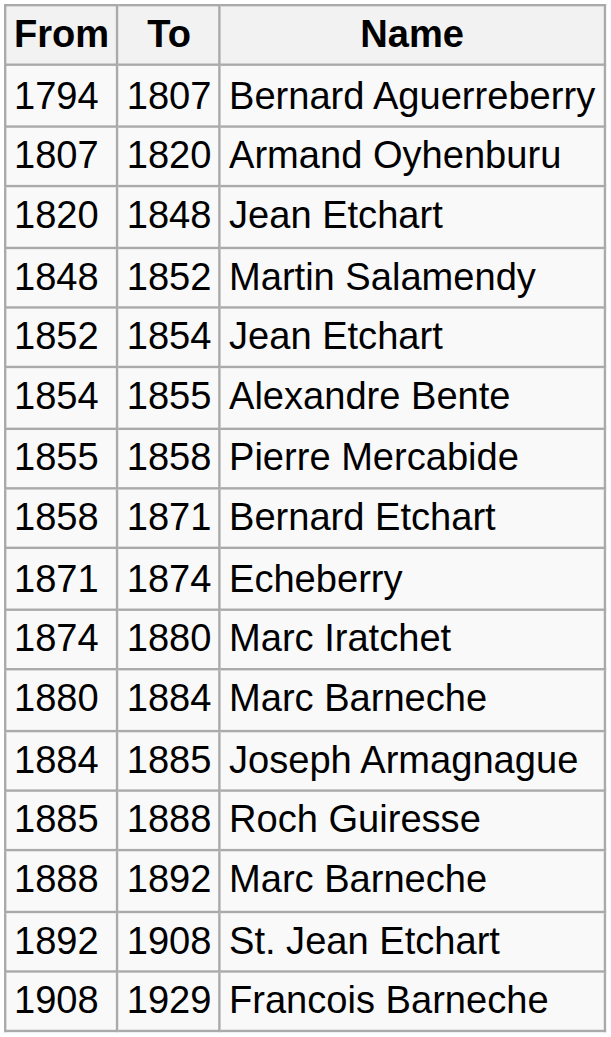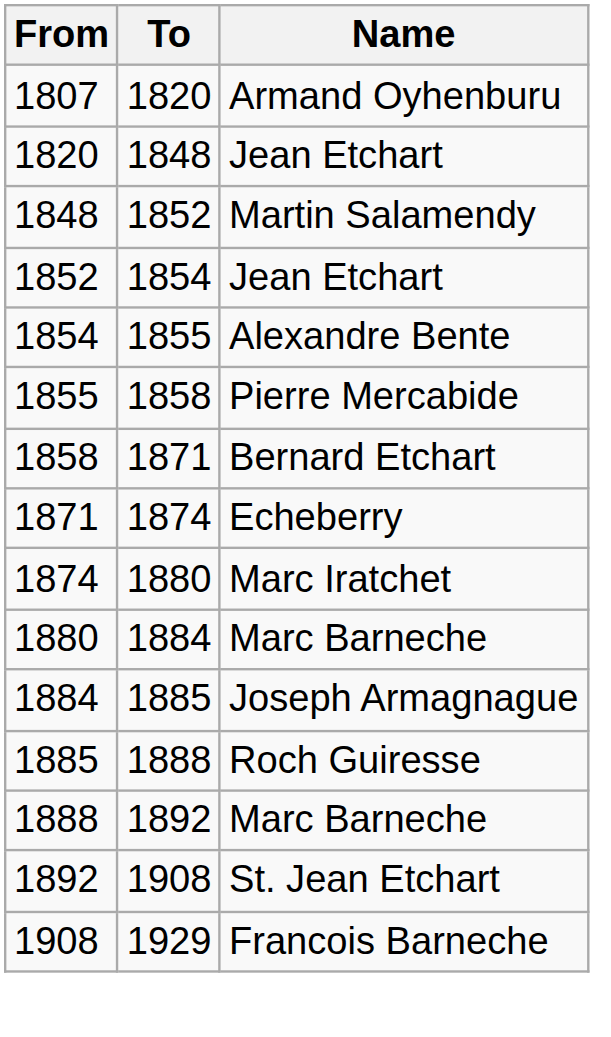- row: (56, 95)
